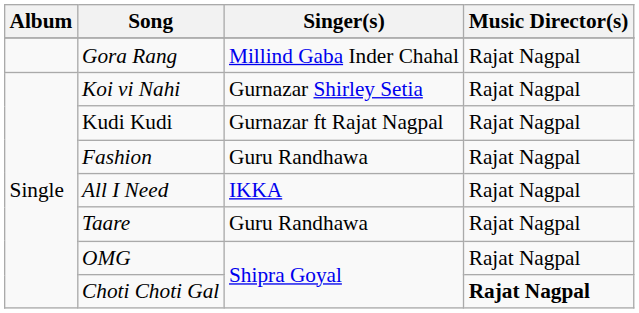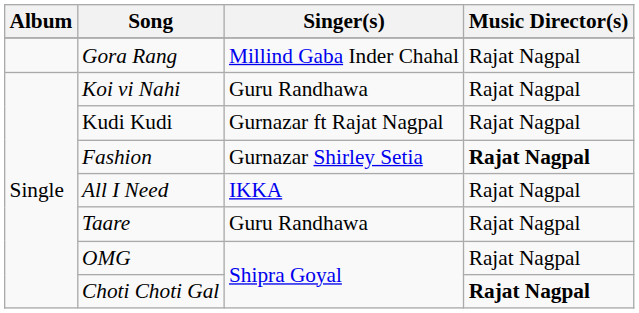(326, 88) Gurnazar Shirley Setia -> (298, 88) Guru Randhawa
(298, 156) Guru Randhawa -> (326, 156) Gurnazar Shirley Setia
(525, 156) normal -> (529, 156) bold
